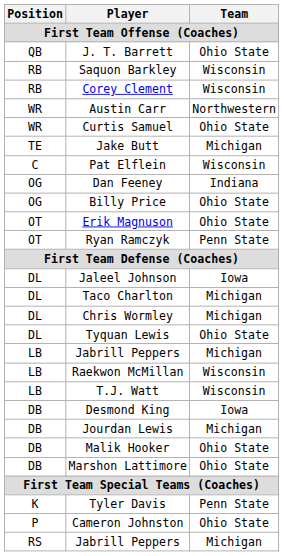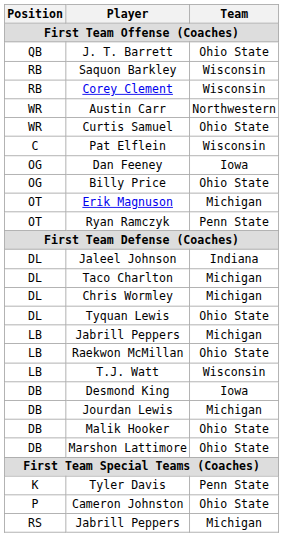- row: (35, 146)
(234, 184) Indiana -> (234, 165) Iowa
(234, 221) Ohio State -> (234, 202) Michigan
(234, 278) Iowa -> (234, 259) Indiana
(234, 372) Wisconsin -> (234, 353) Ohio State
